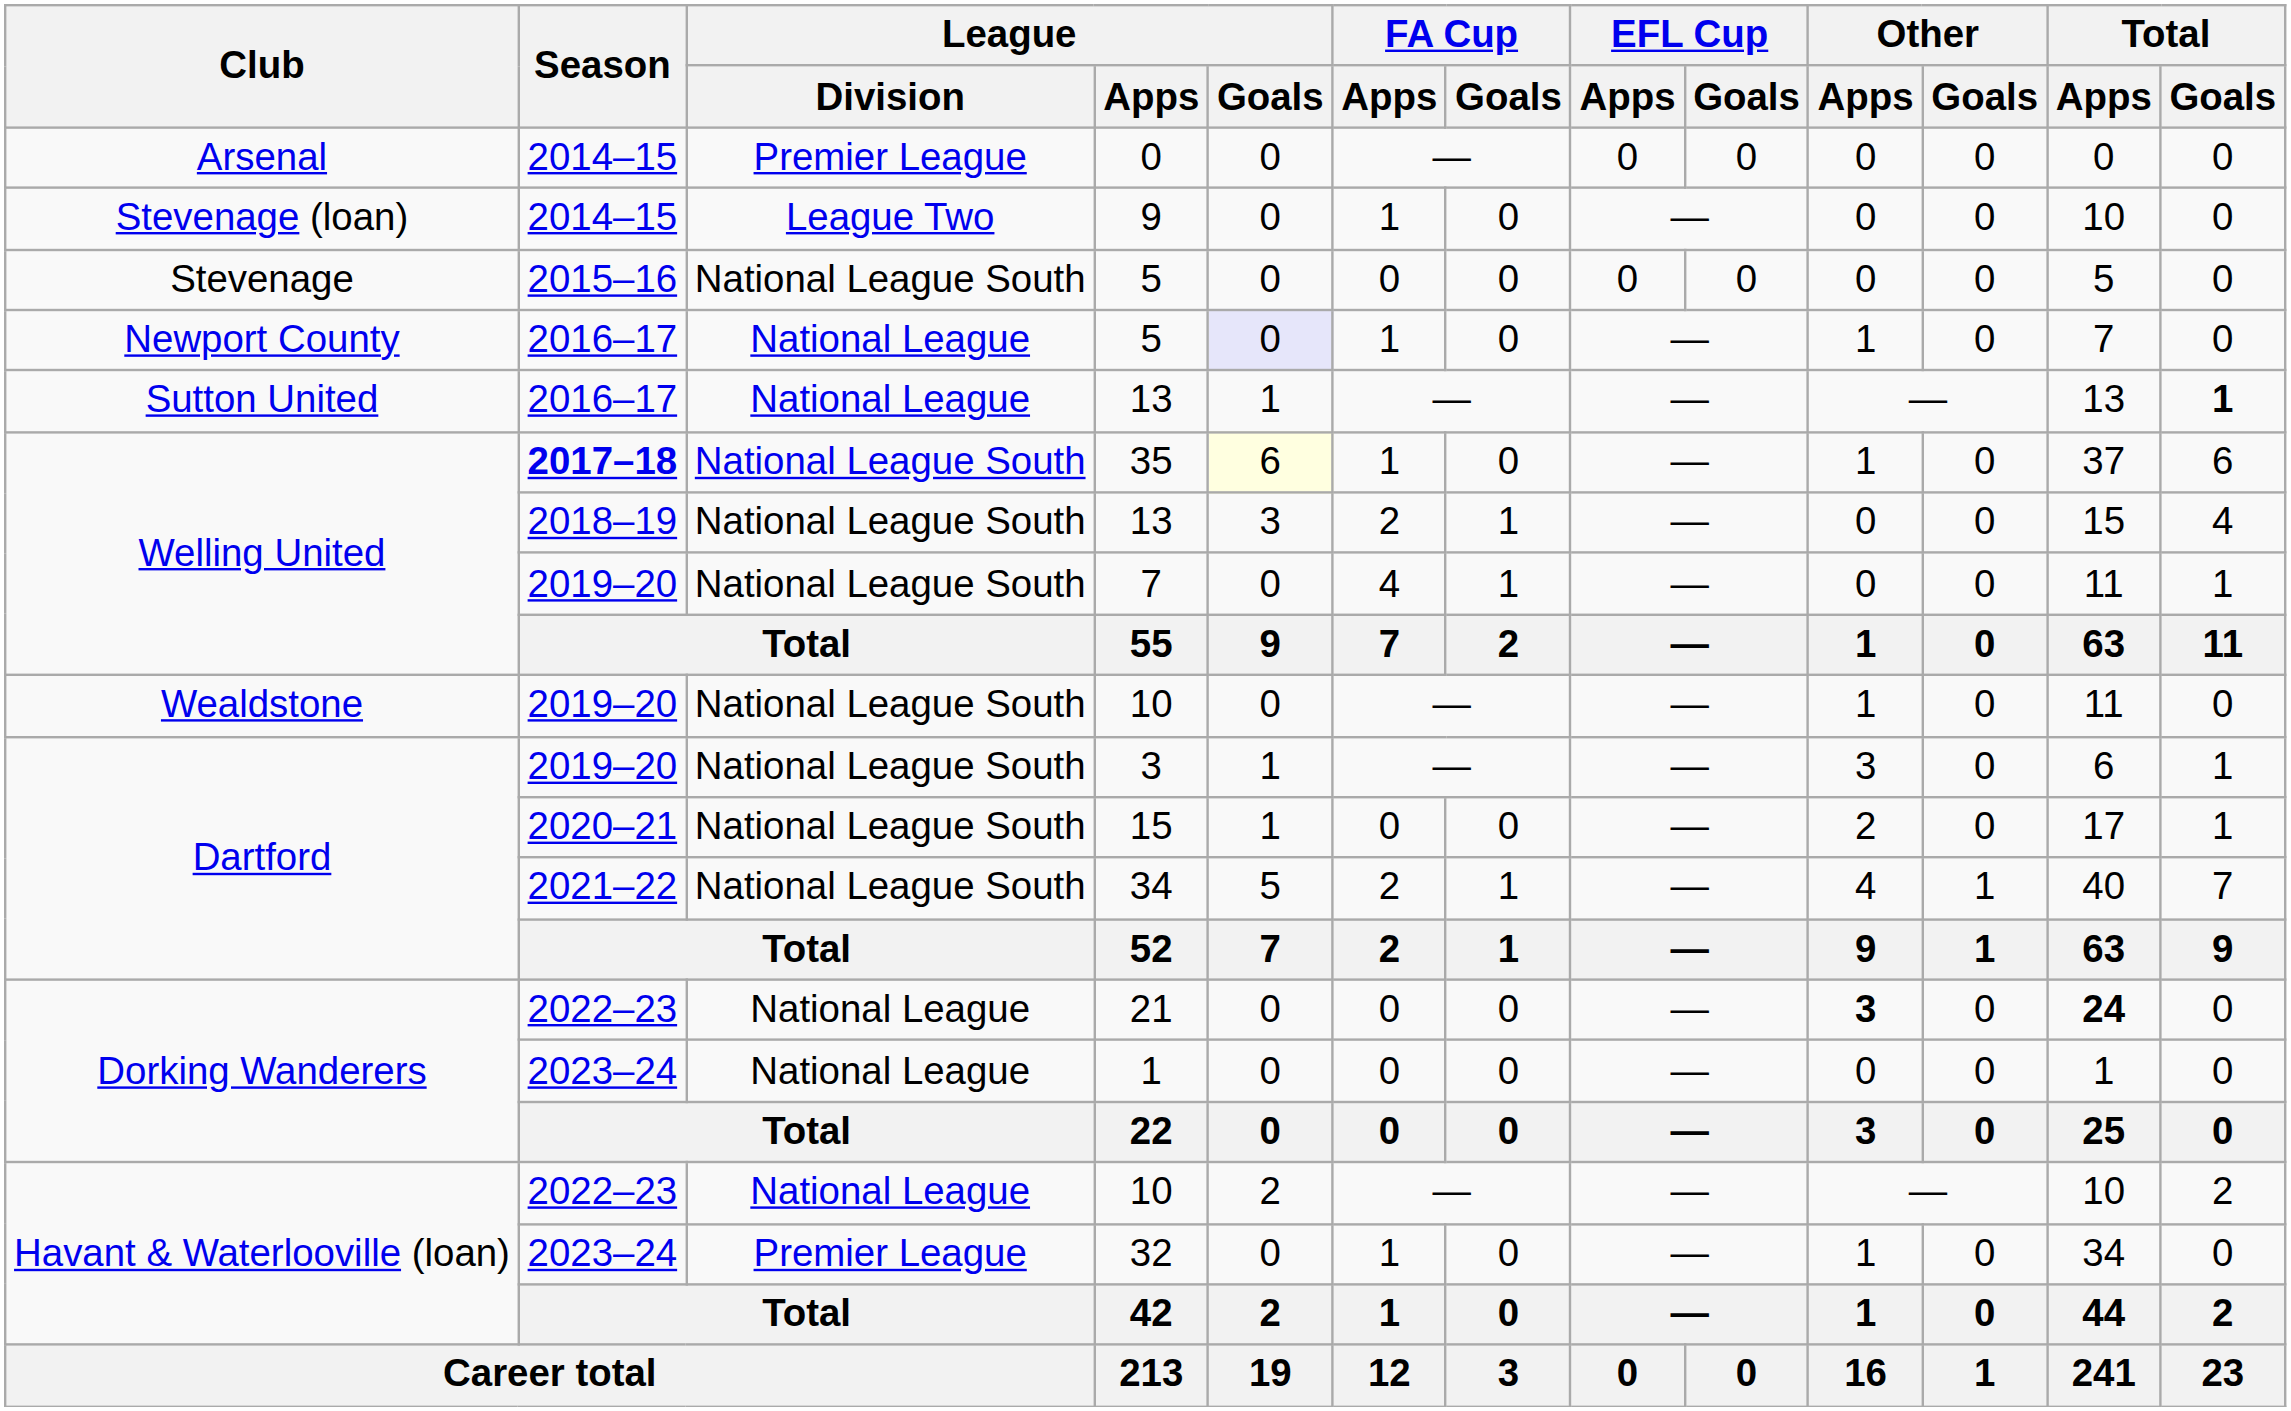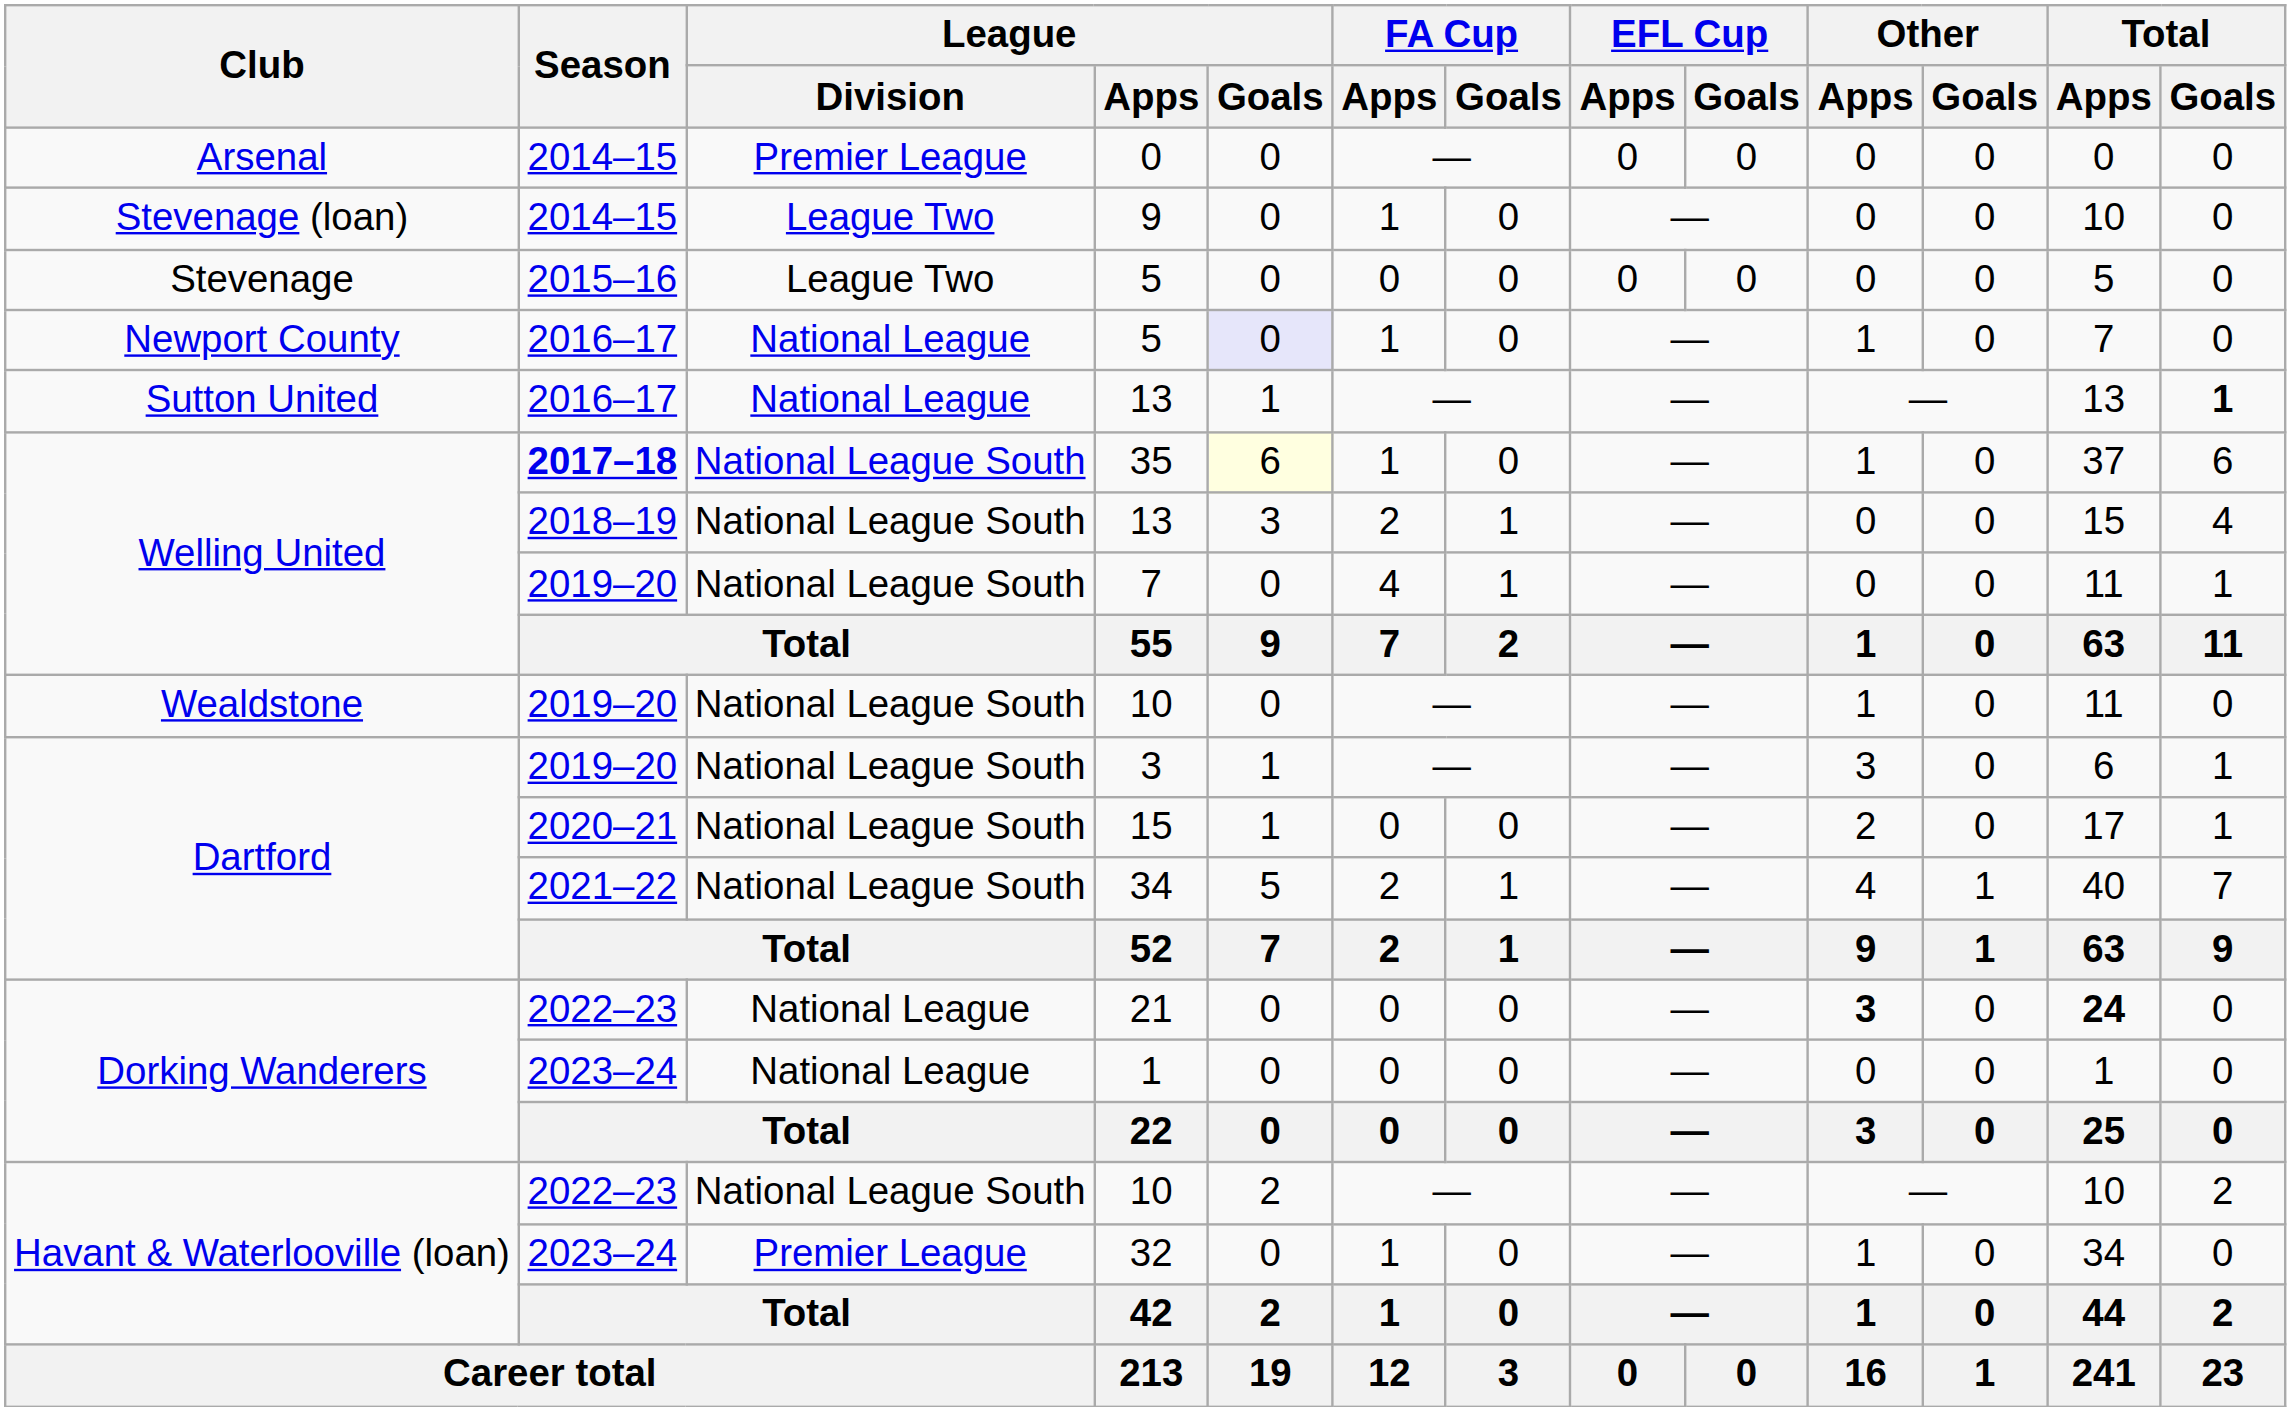(890, 278) National League South -> (890, 278) League Two
(890, 1192) National League -> (890, 1192) National League South
